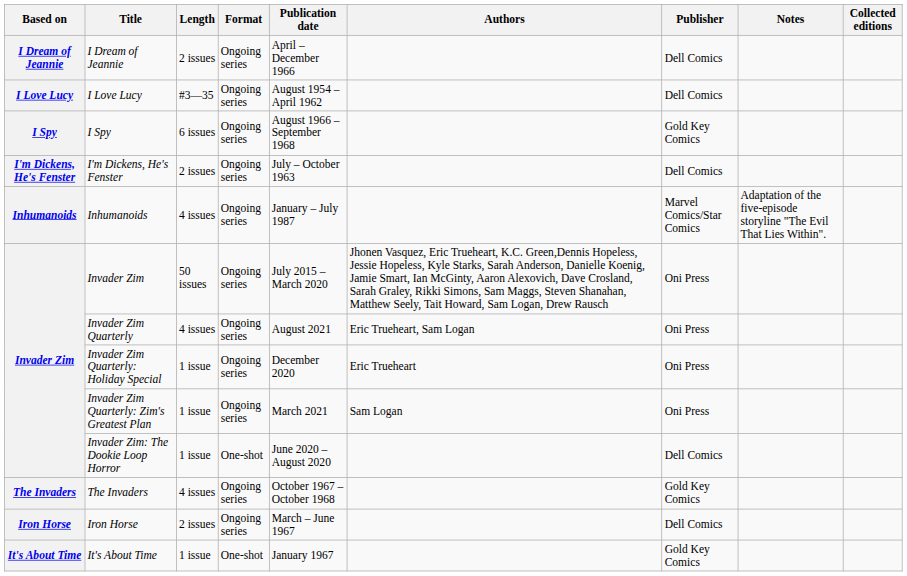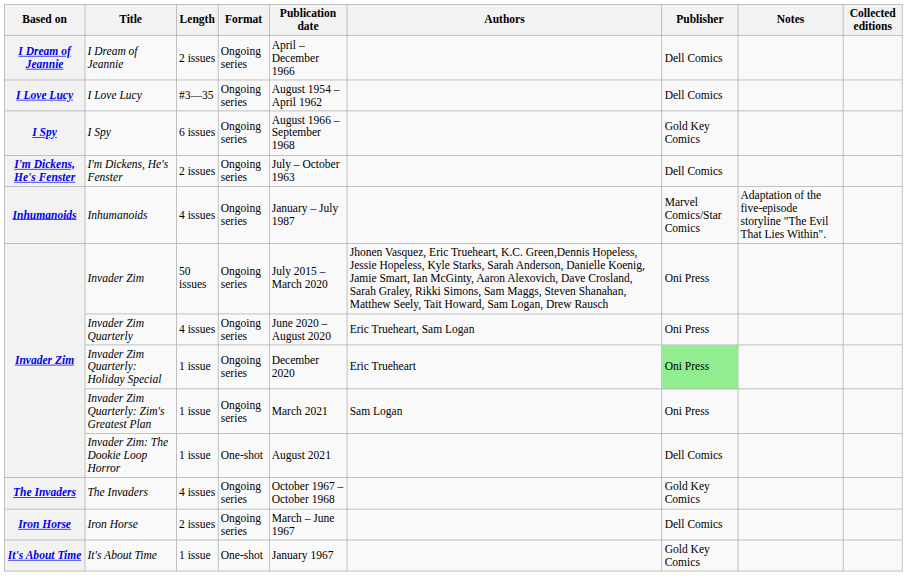(301, 329) August 2021 -> (301, 329) June 2020 – August 2020
(687, 367) no background -> (687, 367) lightgreen background
(301, 455) June 2020 – August 2020 -> (301, 455) August 2021
